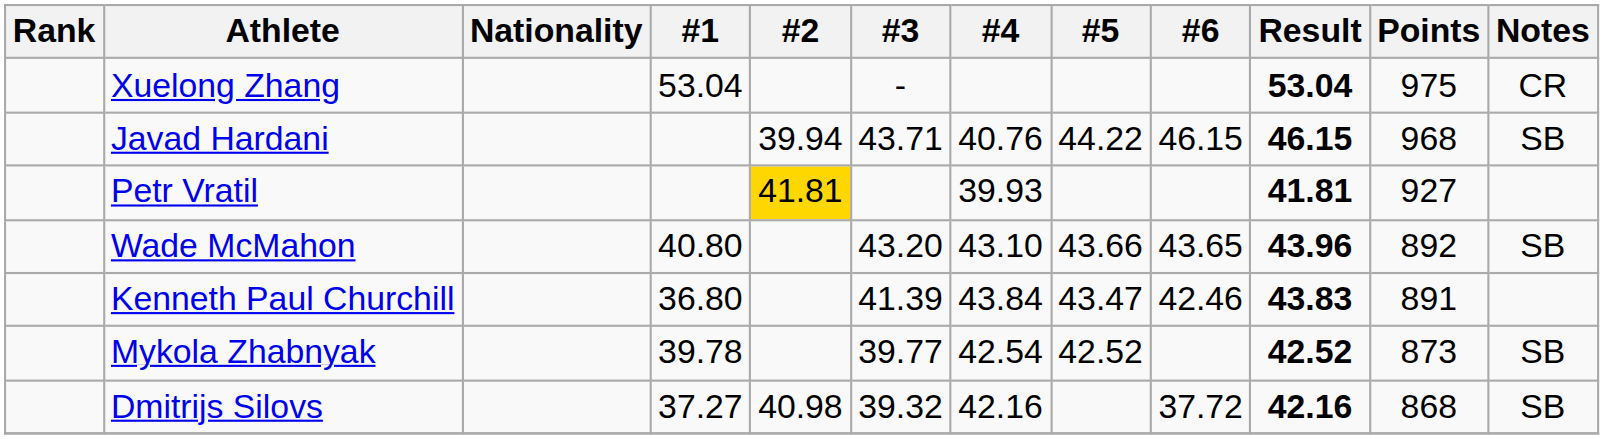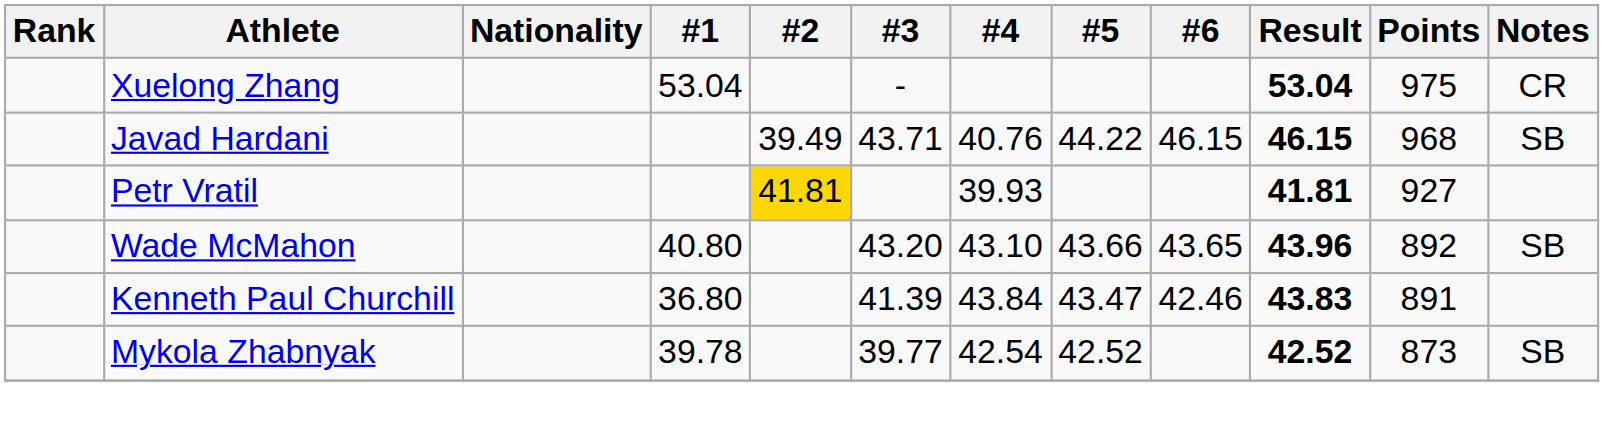(800, 138) 39.94 -> (800, 138) 39.49
- row: (217, 406)
